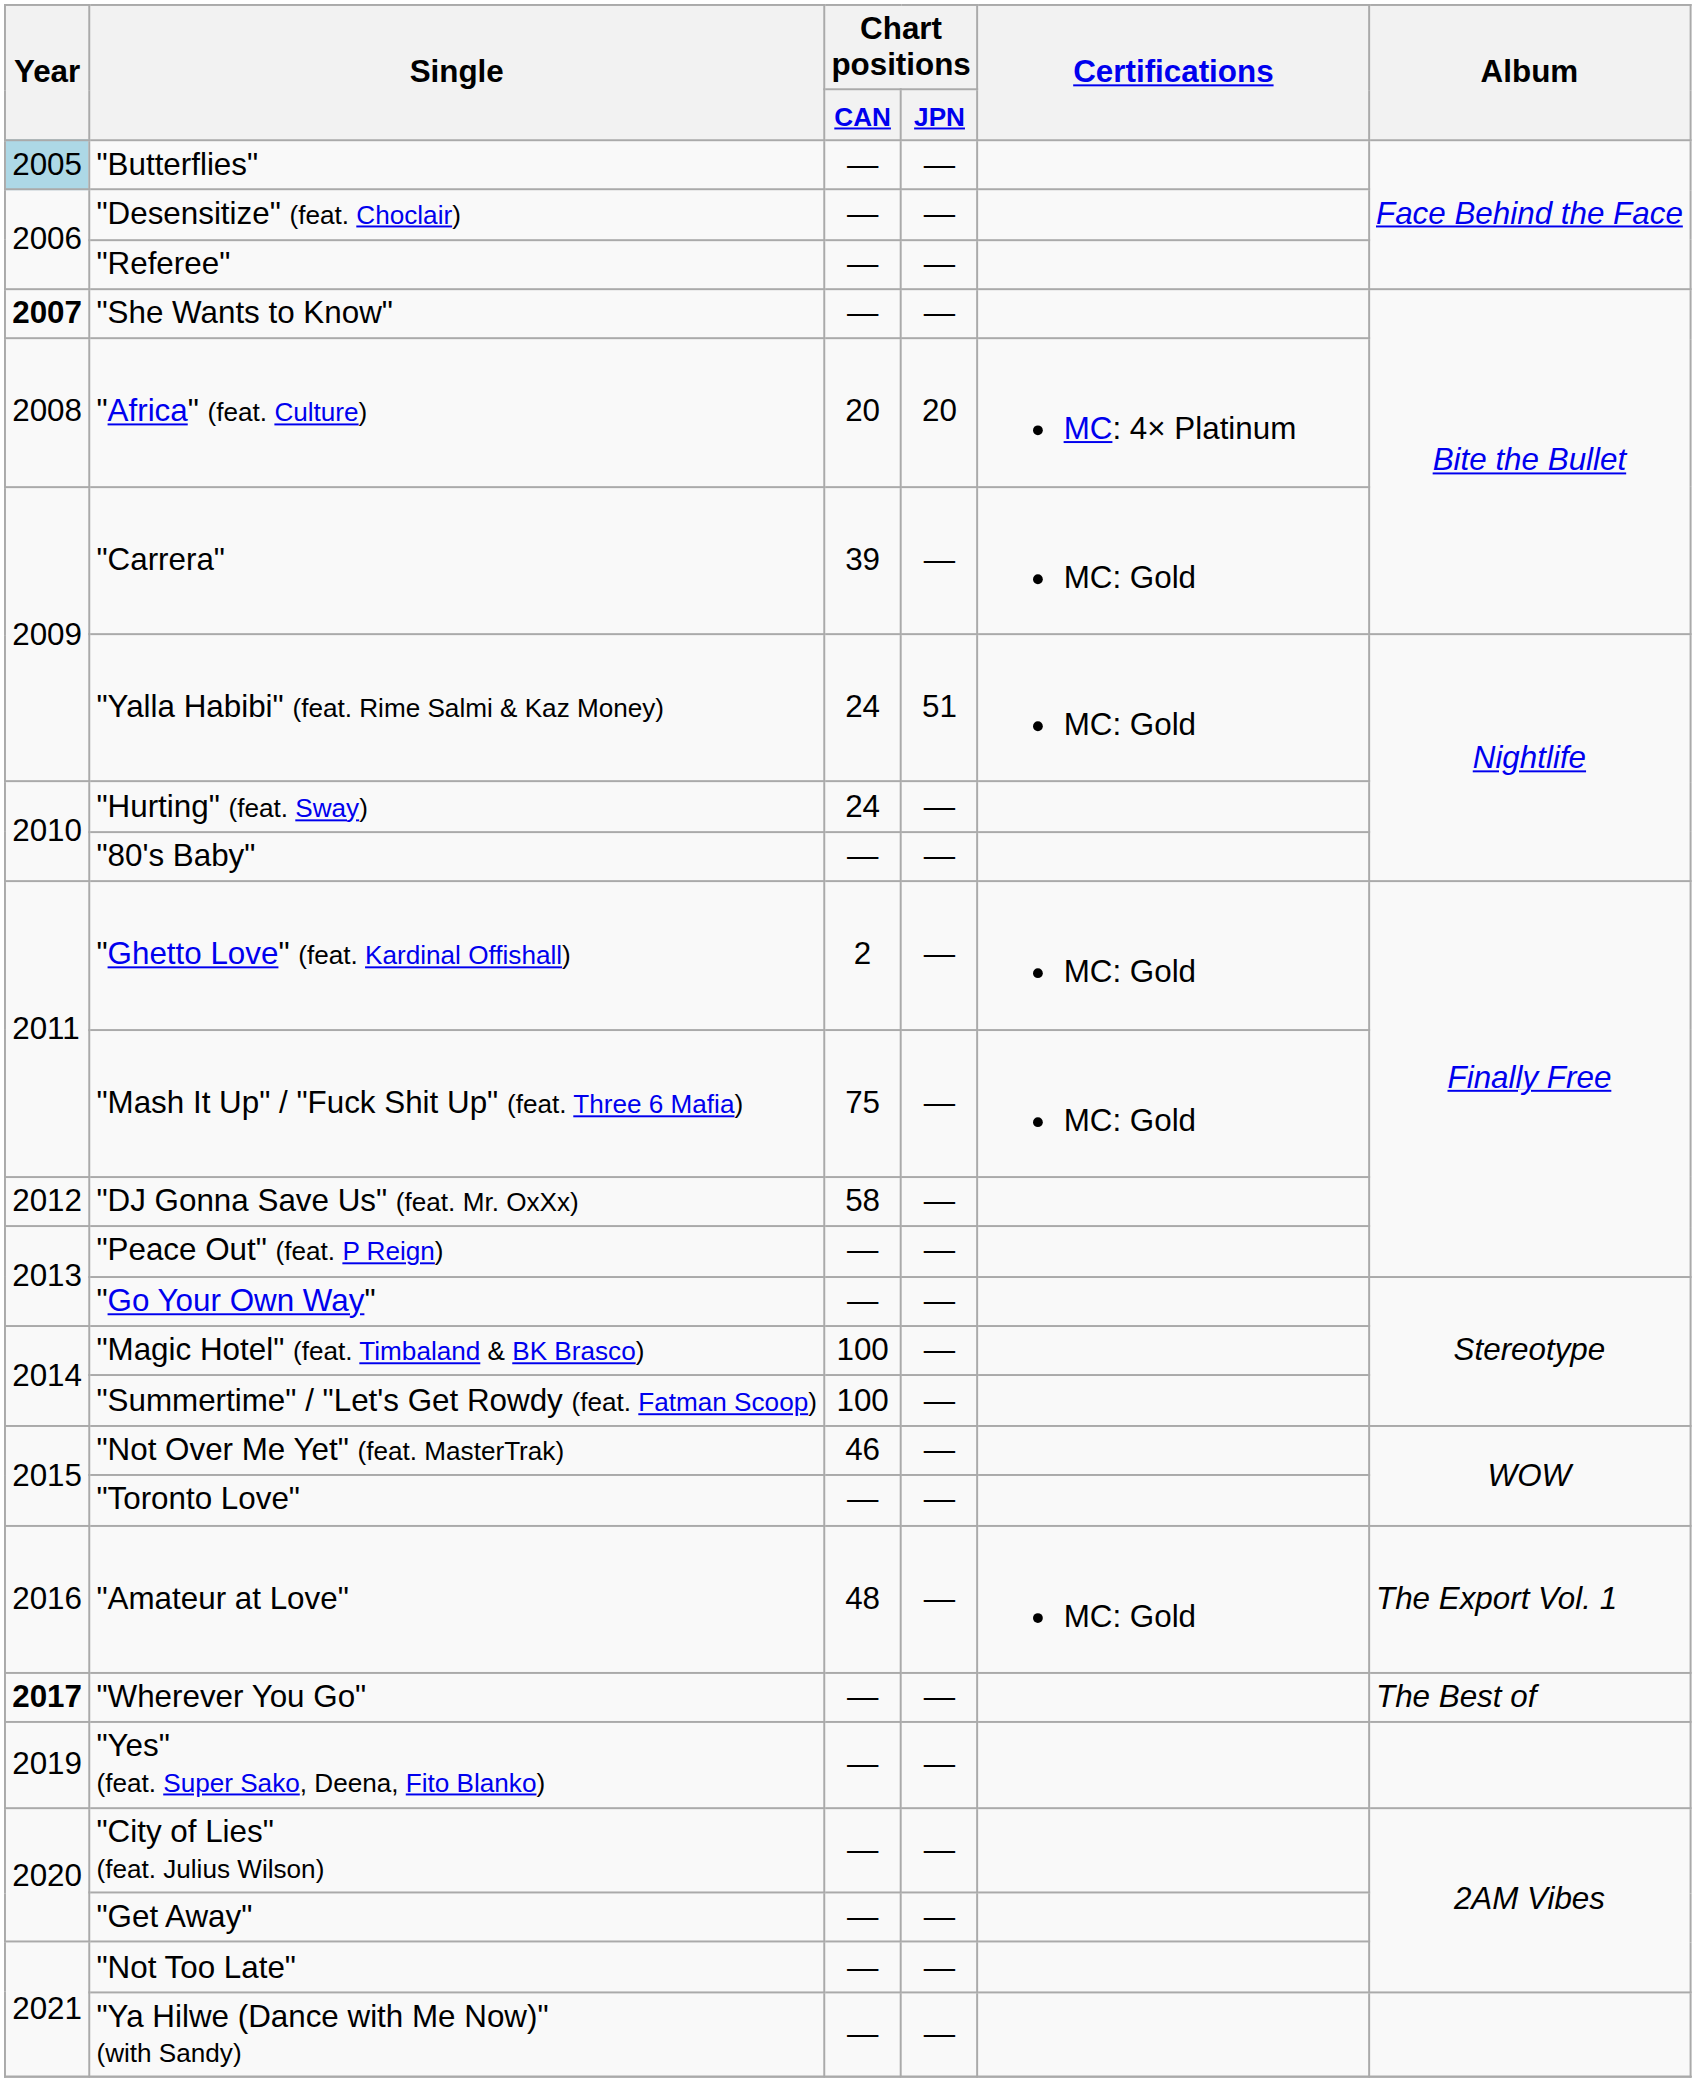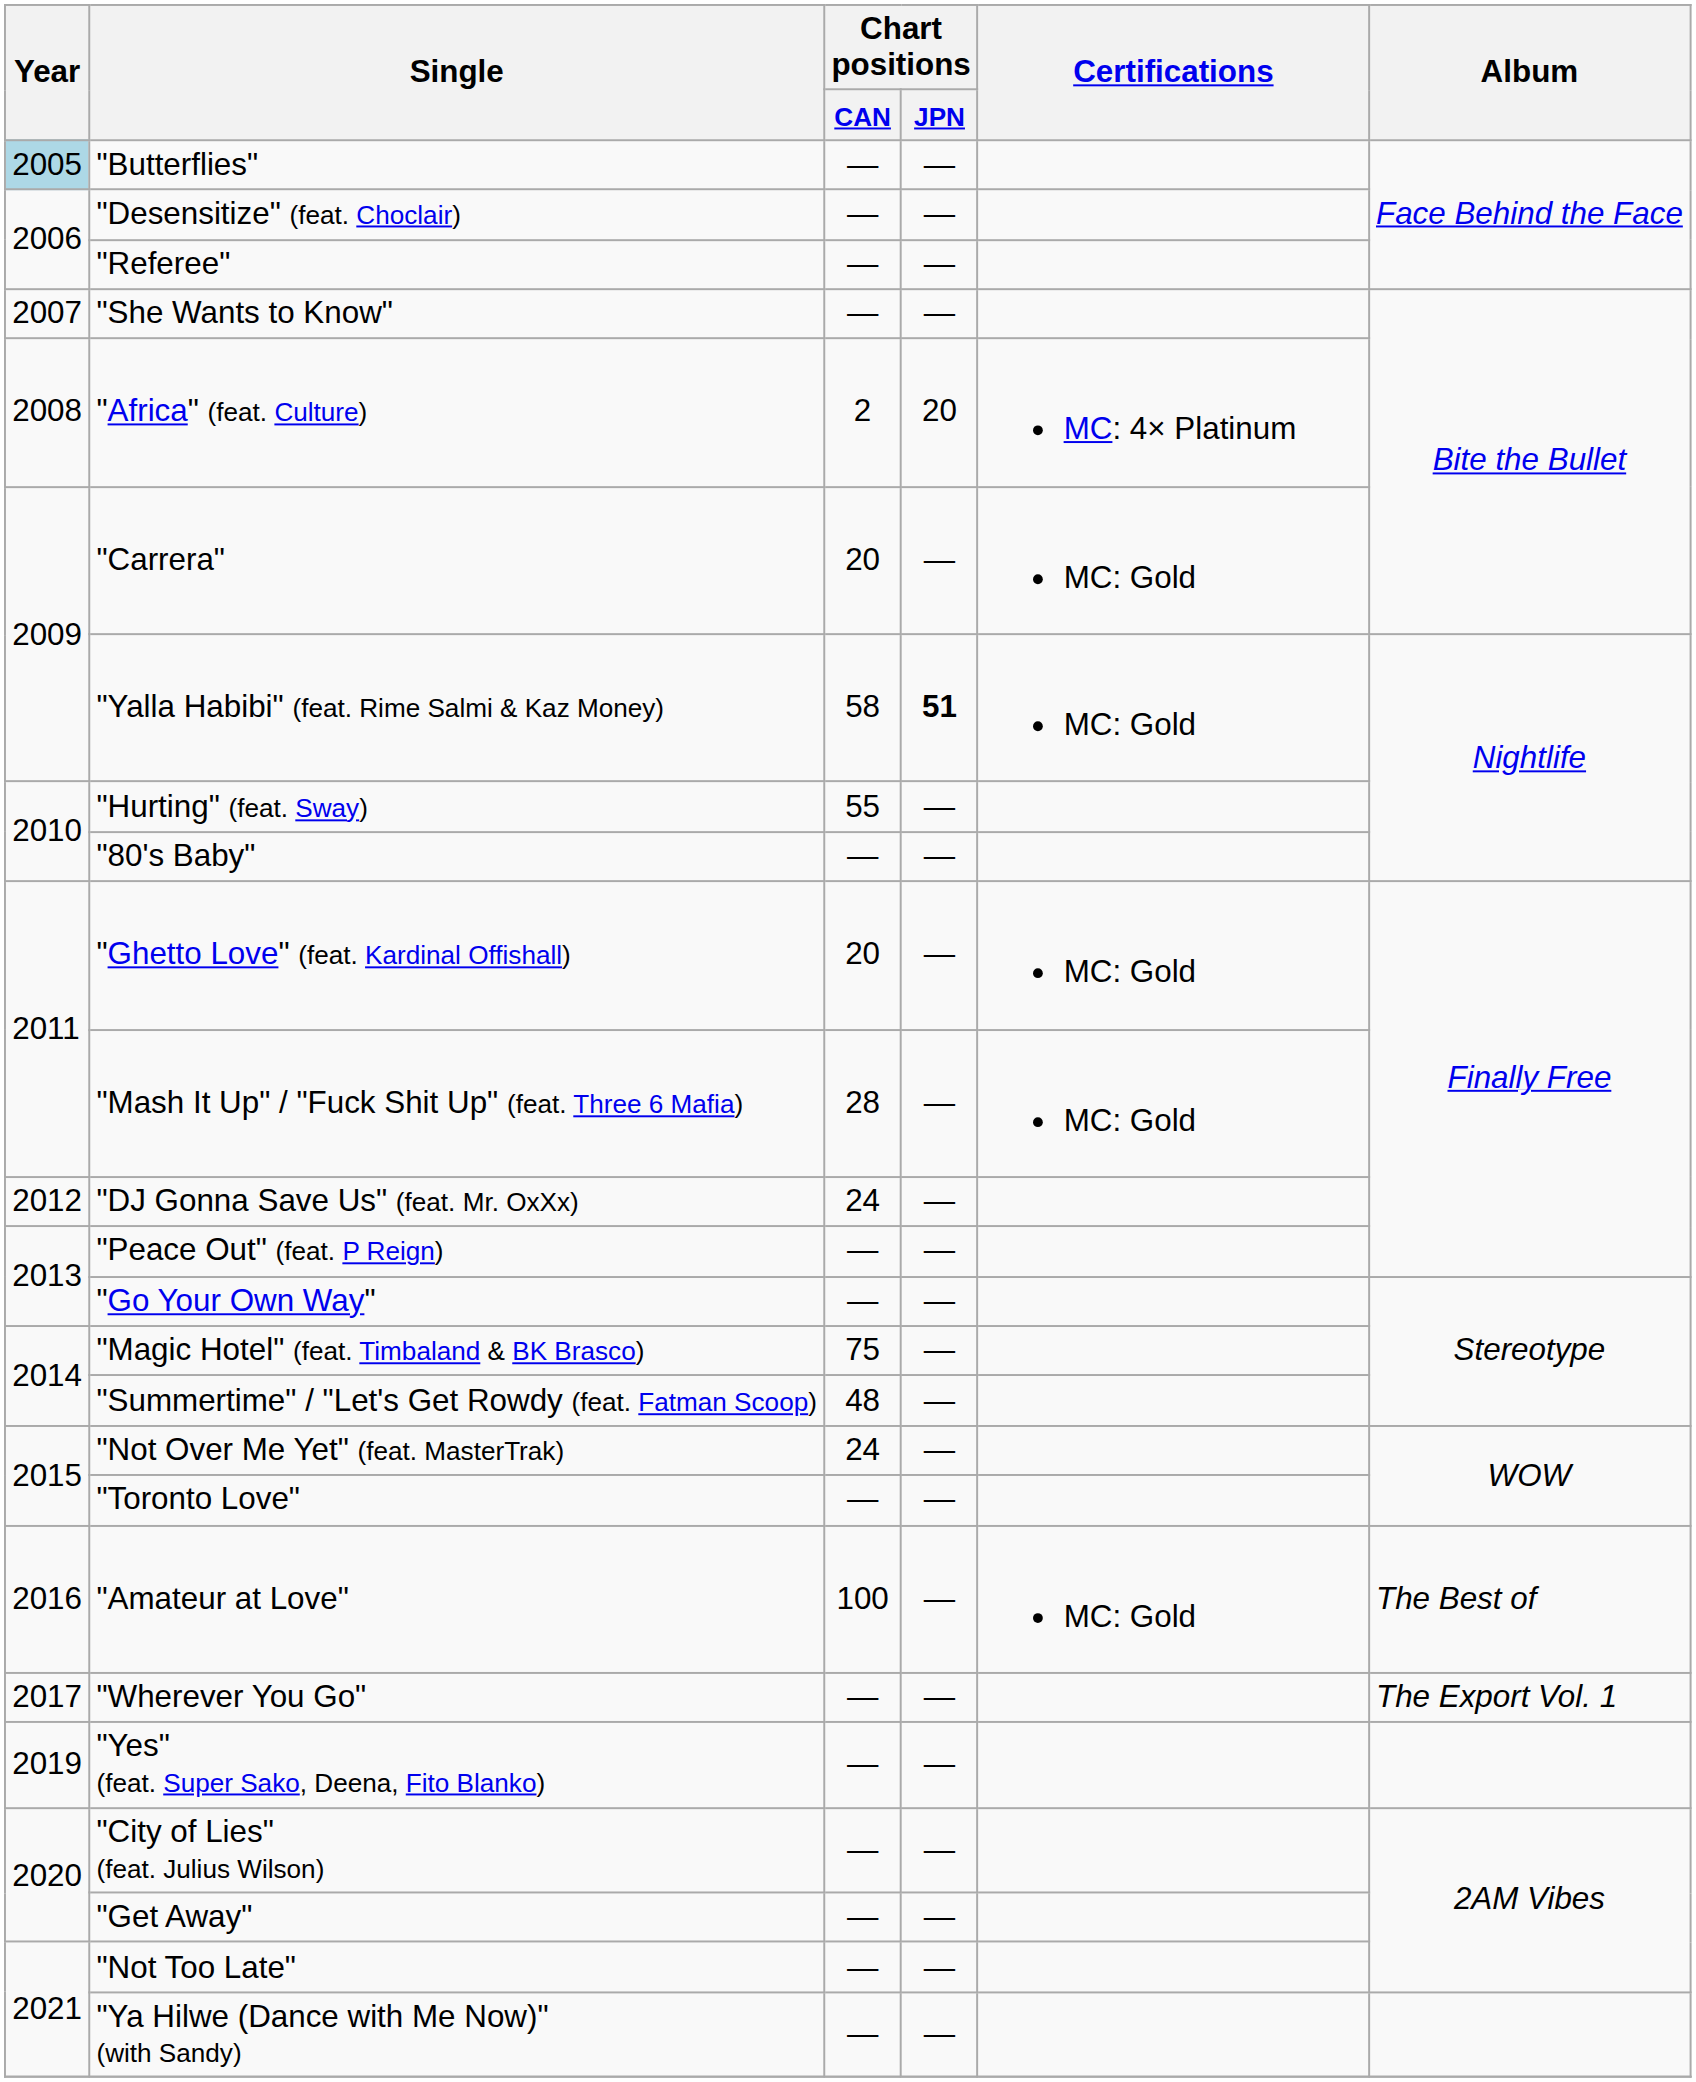(47, 313) bold -> (47, 313) normal
(863, 412) 20 -> (863, 412) 2
(863, 559) 39 -> (863, 559) 20
(863, 707) 24 -> (863, 707) 58
(940, 707) normal -> (940, 707) bold
(863, 806) 24 -> (863, 806) 55
(863, 954) 2 -> (863, 954) 20
(863, 1102) 75 -> (863, 1102) 28
(863, 1201) 58 -> (863, 1201) 24
(863, 1350) 100 -> (863, 1350) 75
(863, 1400) 100 -> (863, 1400) 48
(863, 1449) 46 -> (863, 1449) 24
(863, 1598) 48 -> (863, 1598) 100
(1497, 1598) The Export Vol. 1 -> (1456, 1598) The Best of
(47, 1697) bold -> (47, 1697) normal
(1456, 1697) The Best of -> (1497, 1697) The Export Vol. 1
